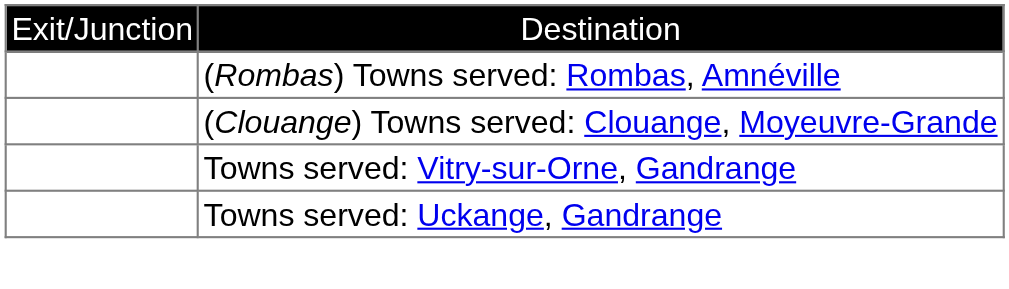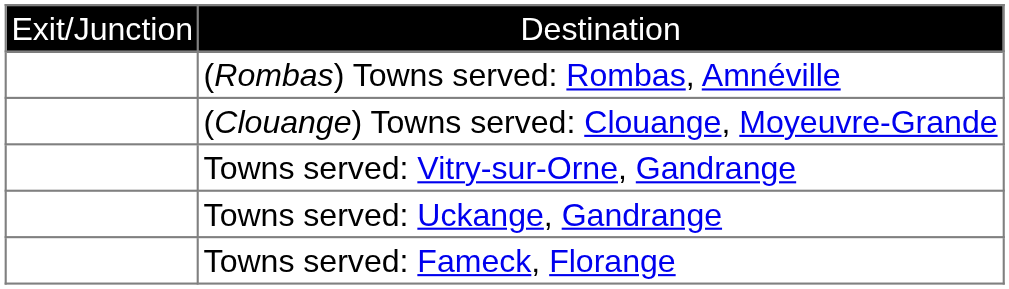+ row: (440, 260)
